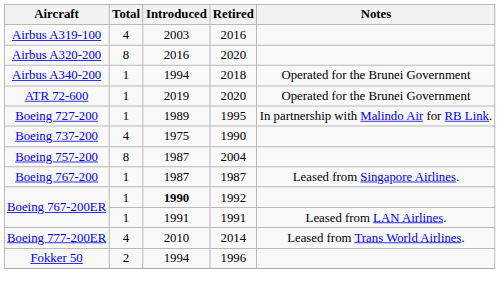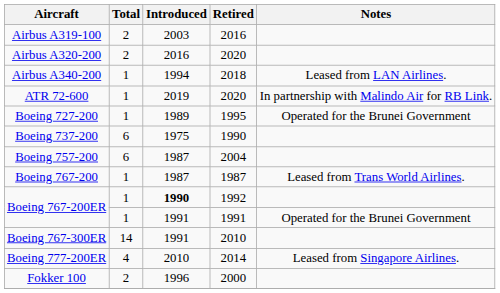(126, 34) 4 -> (126, 34) 2
(126, 55) 8 -> (126, 55) 2
(376, 75) Operated for the Brunei Government -> (376, 75) Leased from LAN Airlines.
(376, 95) Operated for the Brunei Government -> (376, 95) In partnership with Malindo Air for RB Link.
(376, 116) In partnership with Malindo Air for RB Link. -> (376, 116) Operated for the Brunei Government
(126, 136) 4 -> (126, 136) 6
(126, 156) 8 -> (126, 156) 6
(376, 177) Leased from Singapore Airlines. -> (376, 177) Leased from Trans World Airlines.
(376, 217) Leased from LAN Airlines. -> (376, 217) Operated for the Brunei Government
+ row: (57, 237)
(376, 237) Leased from Trans World Airlines. -> (376, 258) Leased from Singapore Airlines.
- row: (57, 258)
+ row: (57, 278)
